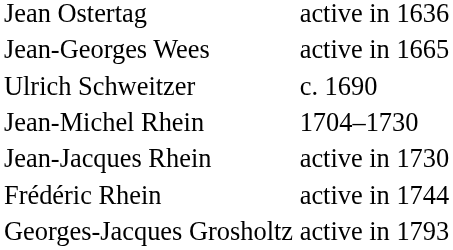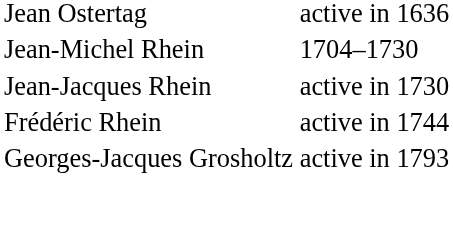- row: (107, 49)
- row: (100, 86)
